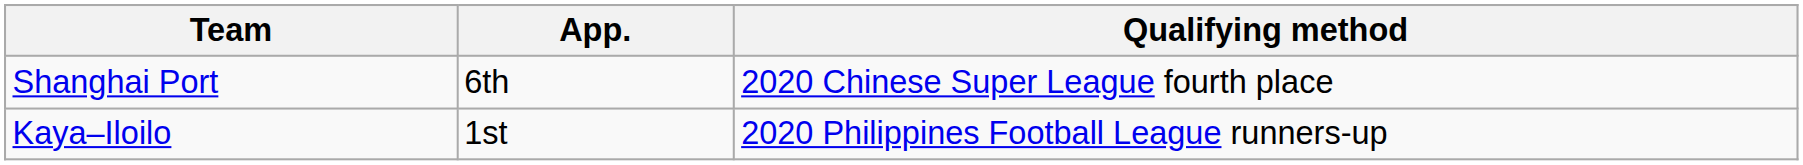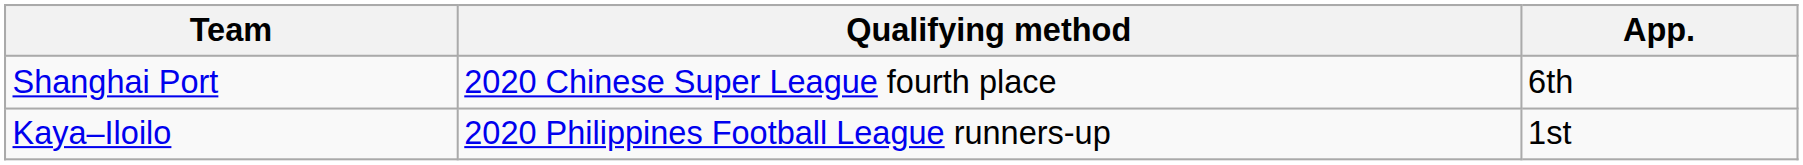columns swapped: (1266, 30) <-> (595, 30)
